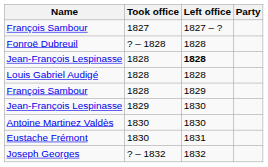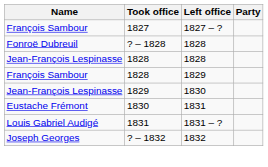(195, 59) bold -> (195, 59) normal
- row: (52, 75)
- row: (60, 122)
+ row: (52, 122)
